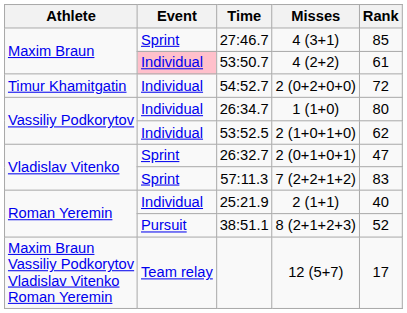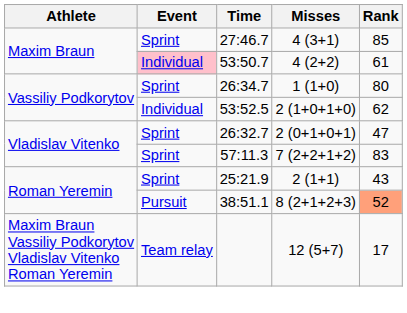- row: (244, 86)
(172, 109) Individual -> (160, 86) Sprint
(172, 202) Individual -> (160, 179) Sprint
(381, 202) 40 -> (381, 179) 43
(381, 225) no background -> (381, 202) lightsalmon background
